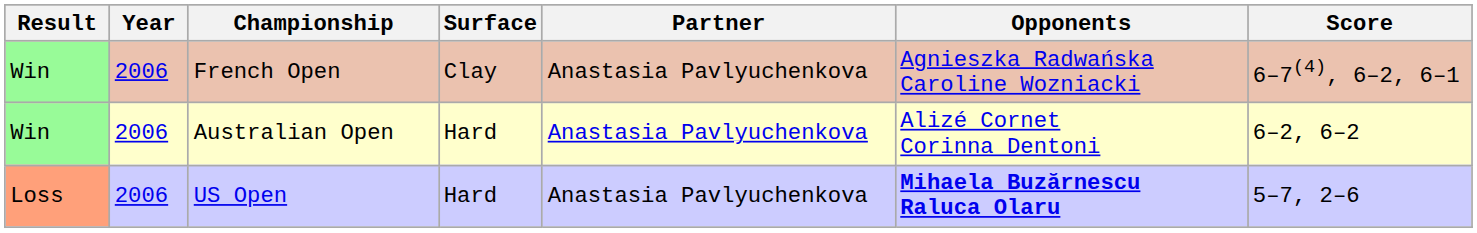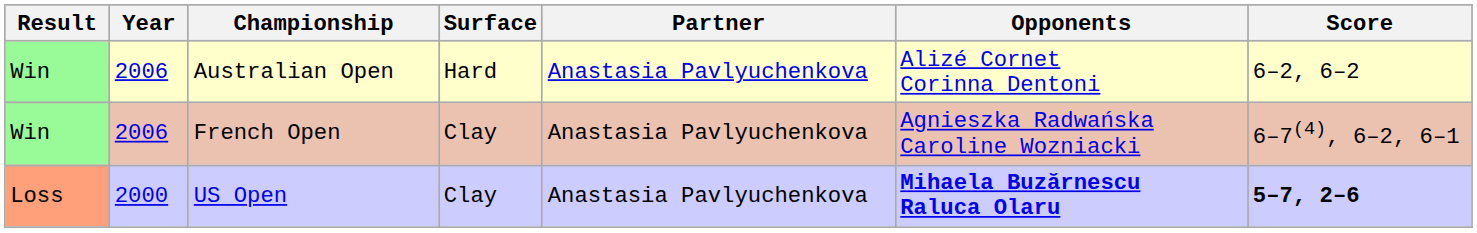rows swapped: (294, 134) <-> (267, 72)
(141, 196) 2006 -> (141, 196) 2000
(470, 196) Hard -> (470, 196) Clay
(1306, 196) normal -> (1306, 196) bold
